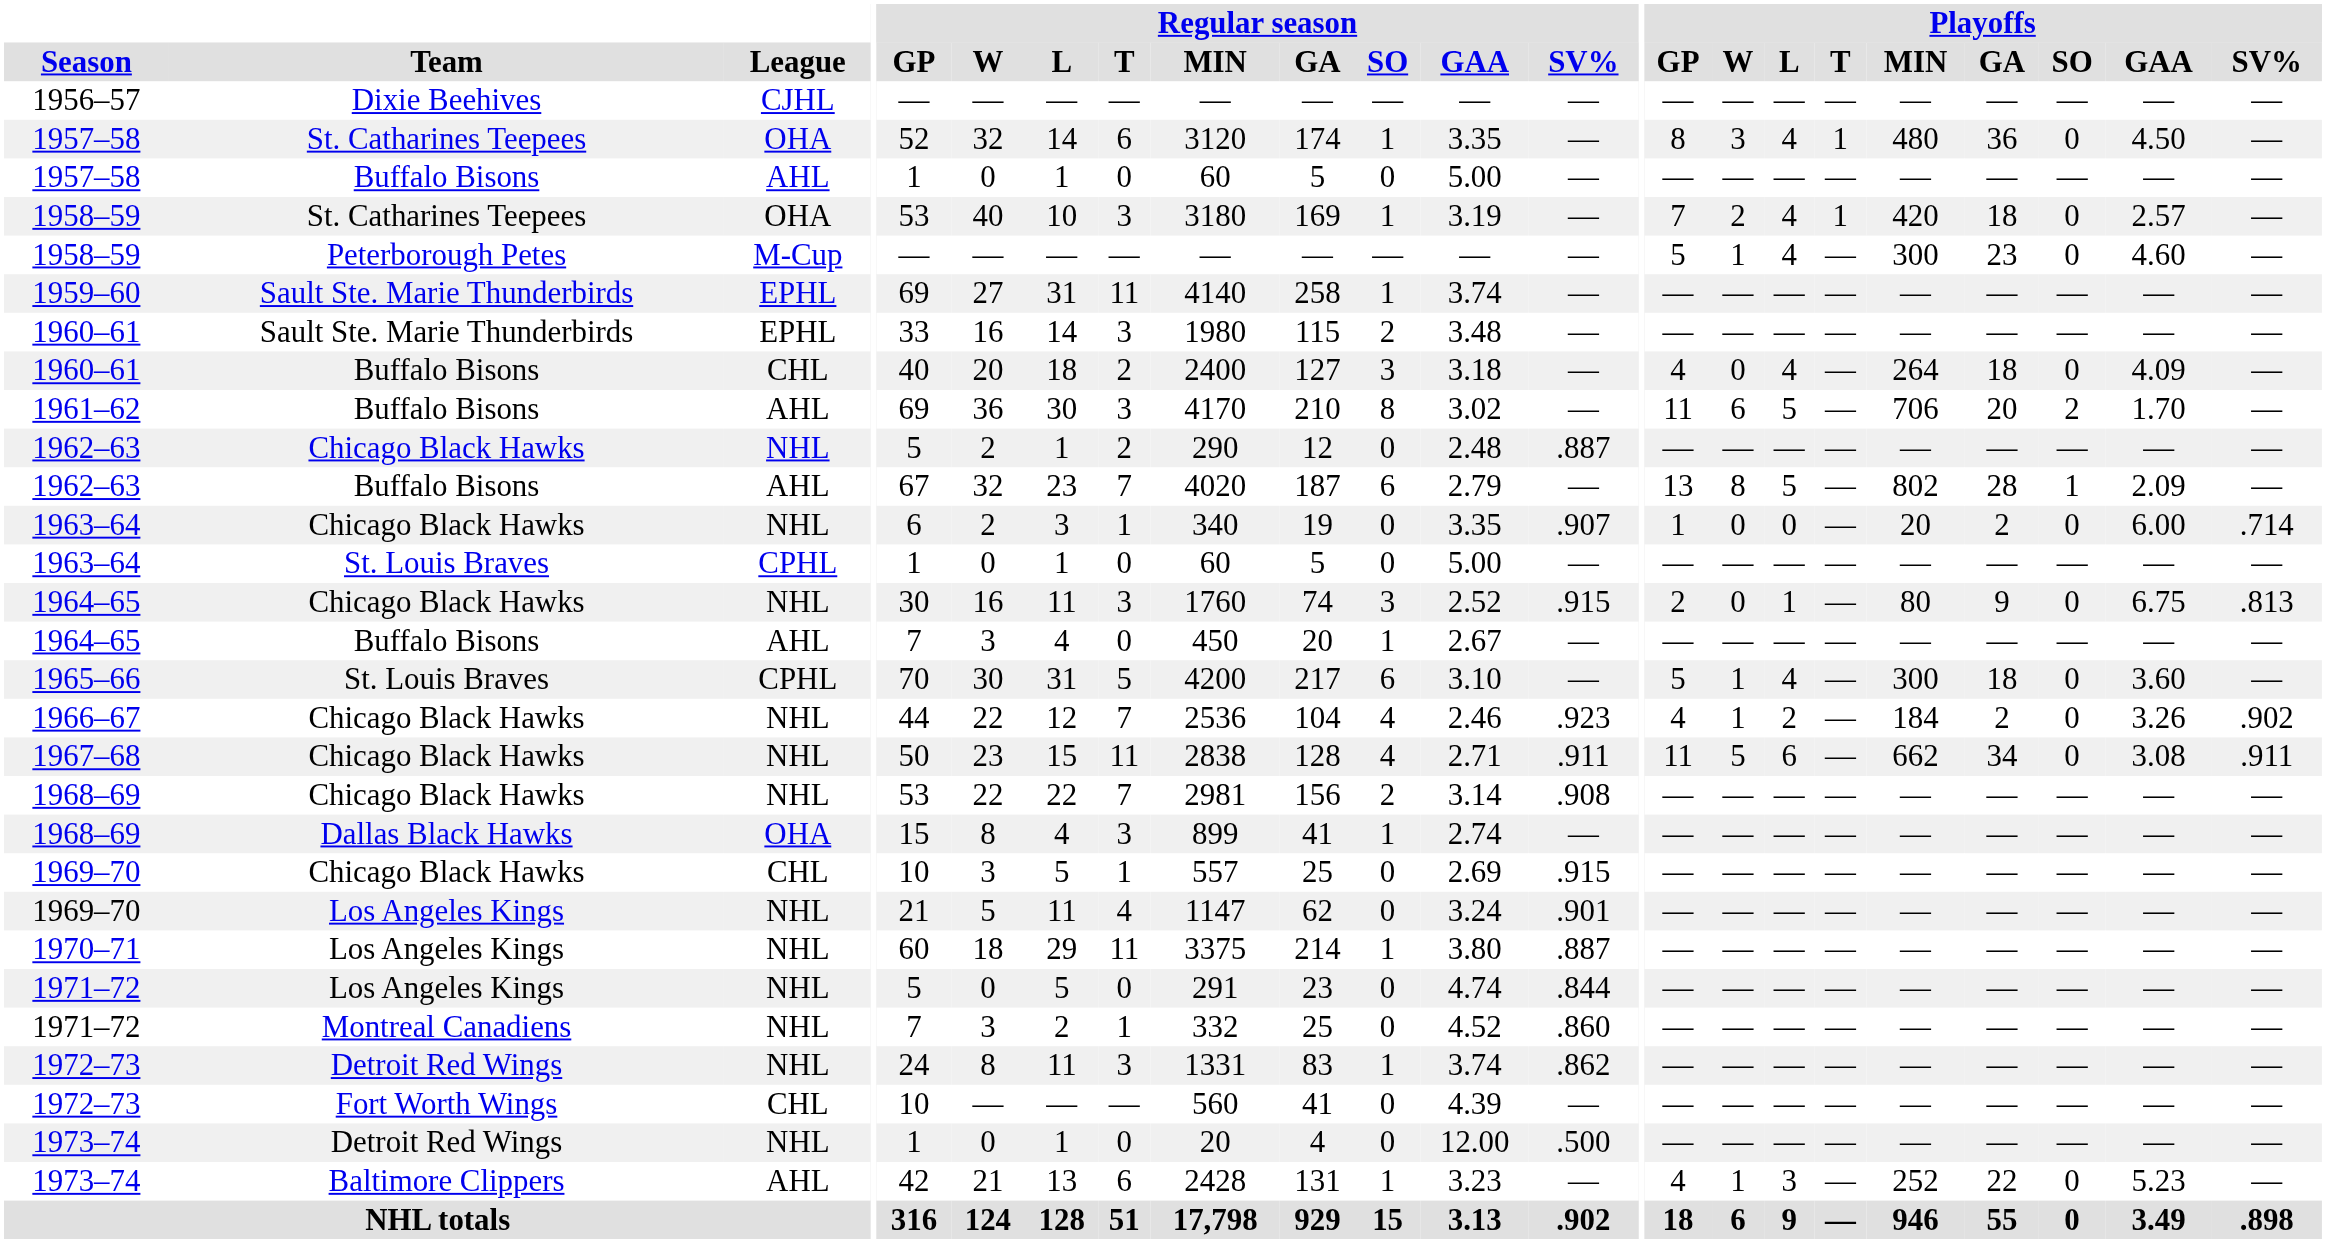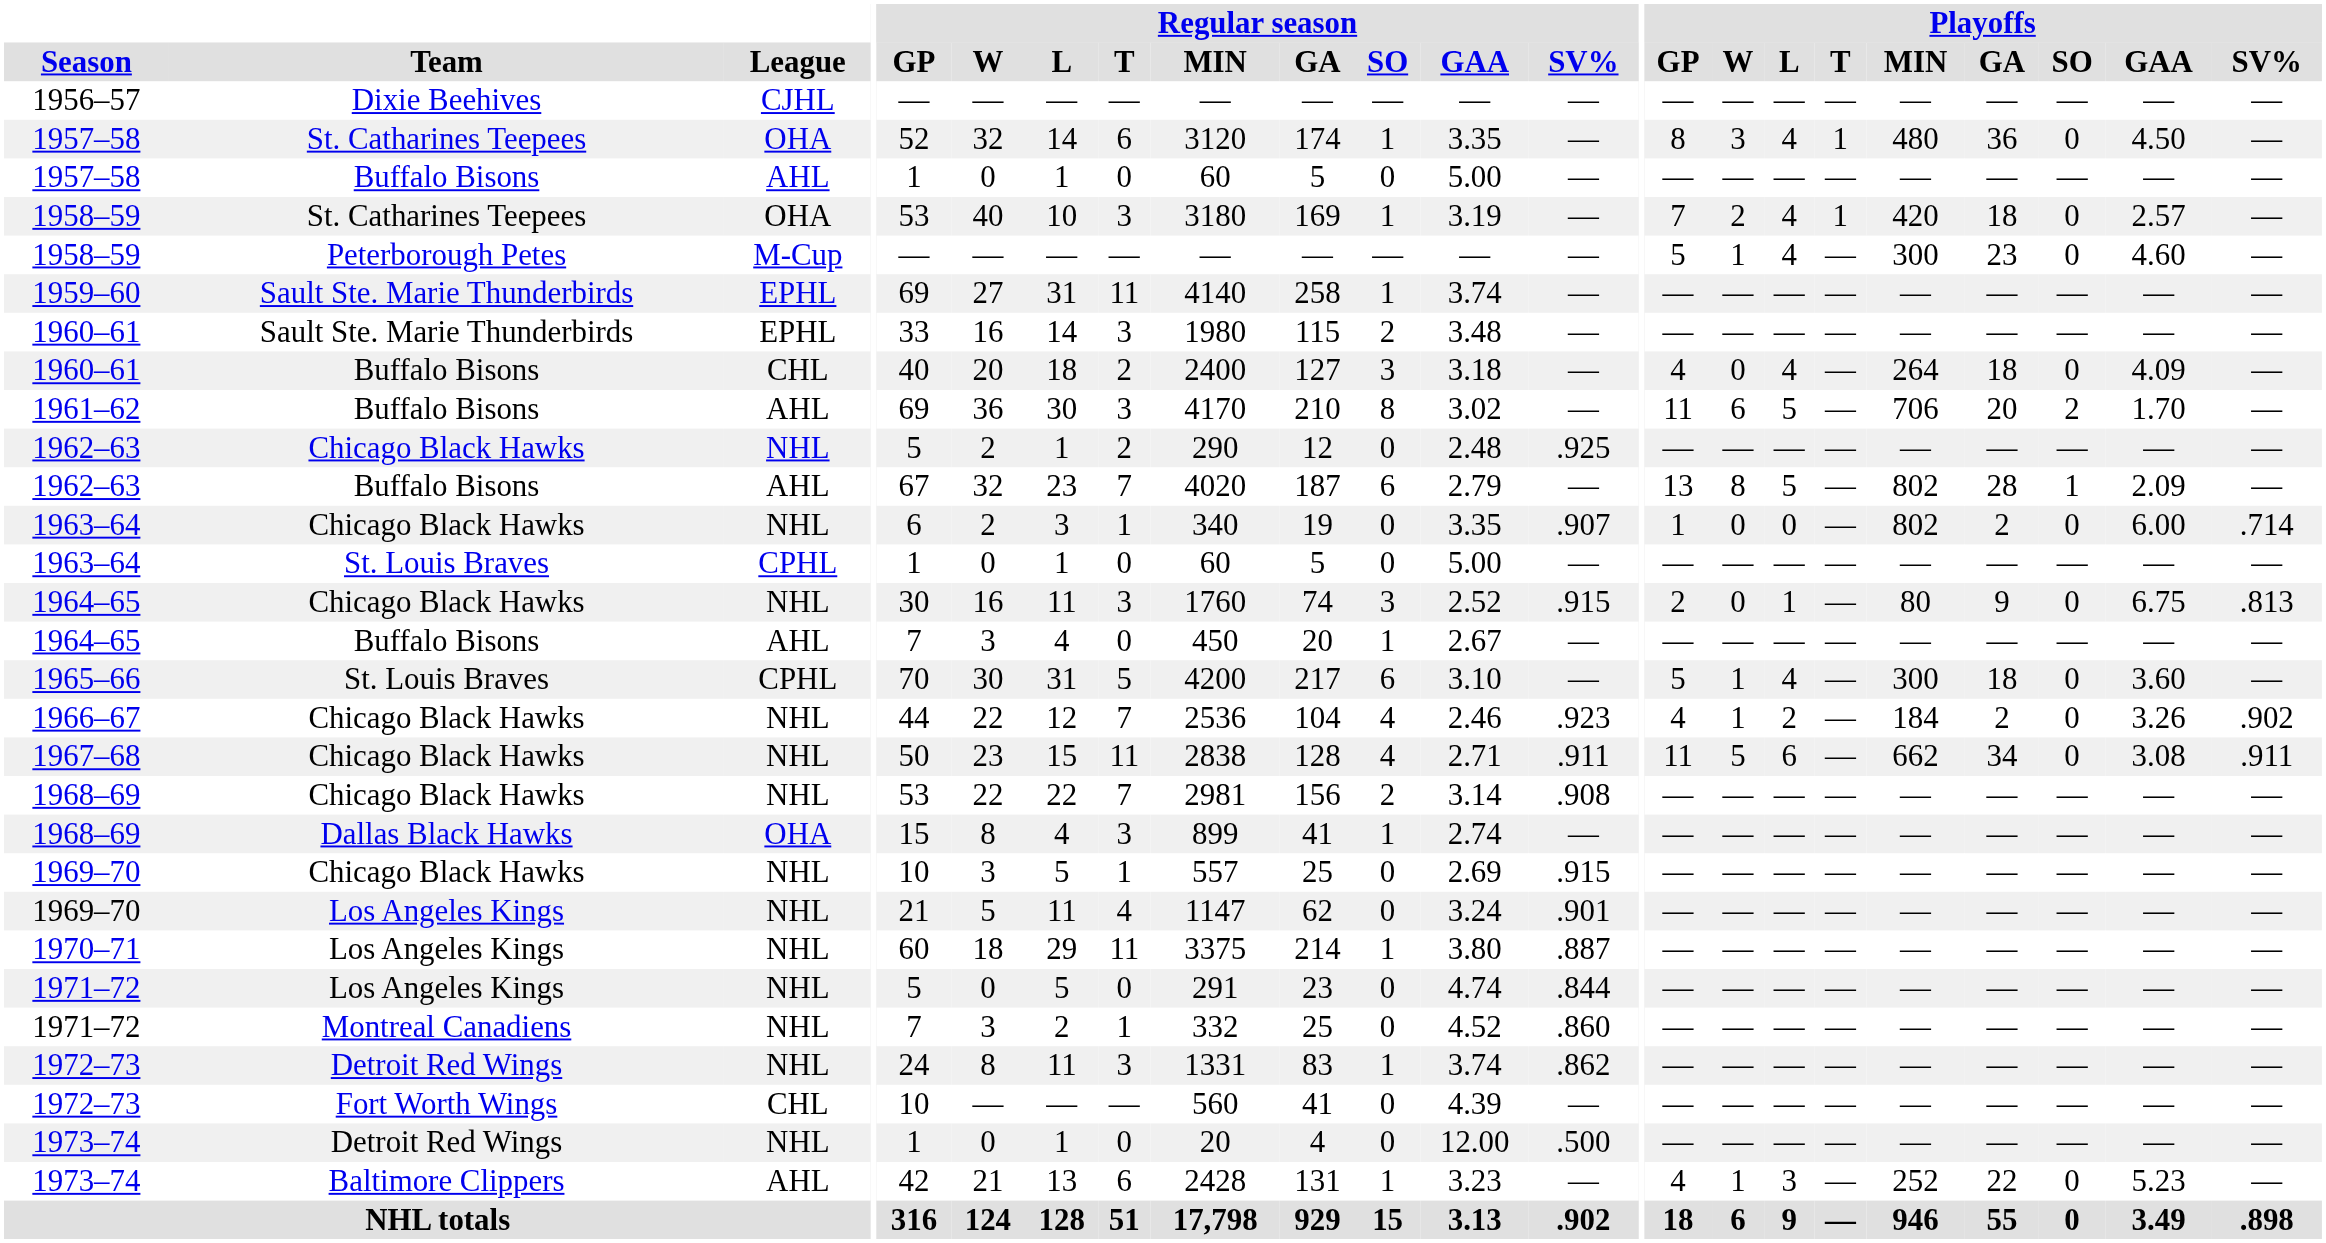(1583, 447) .887 -> (1583, 447) .925
(1915, 524) 20 -> (1915, 524) 802
(798, 872) CHL -> (798, 872) NHL
